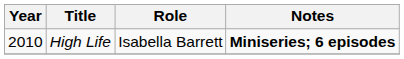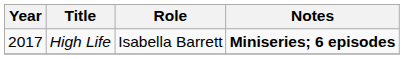(25, 41) 2010 -> (25, 41) 2017
